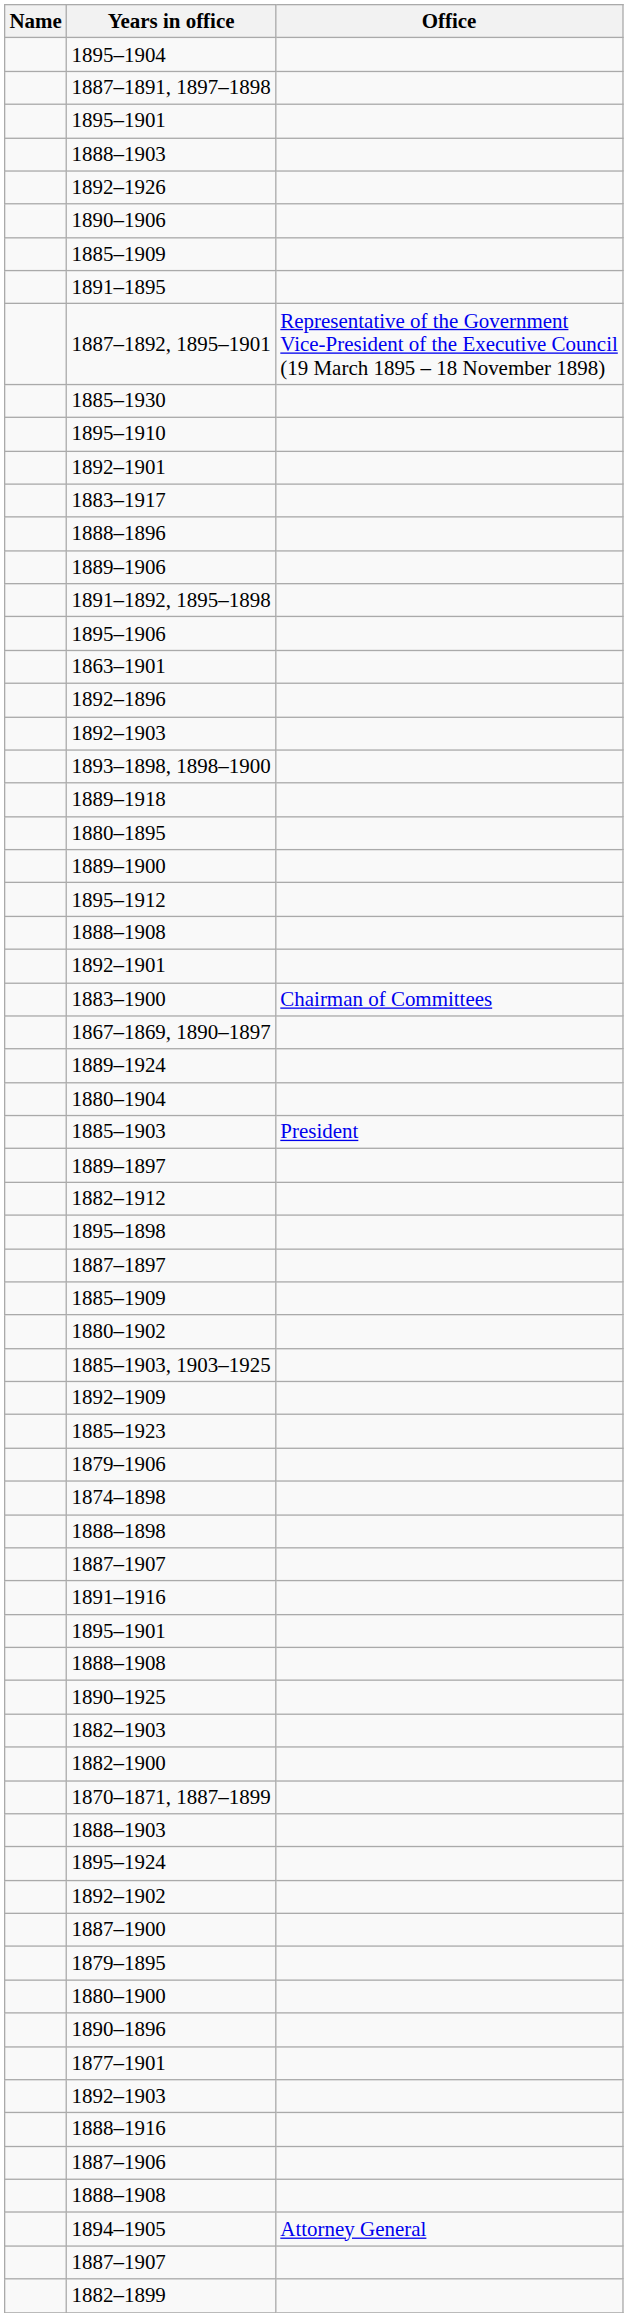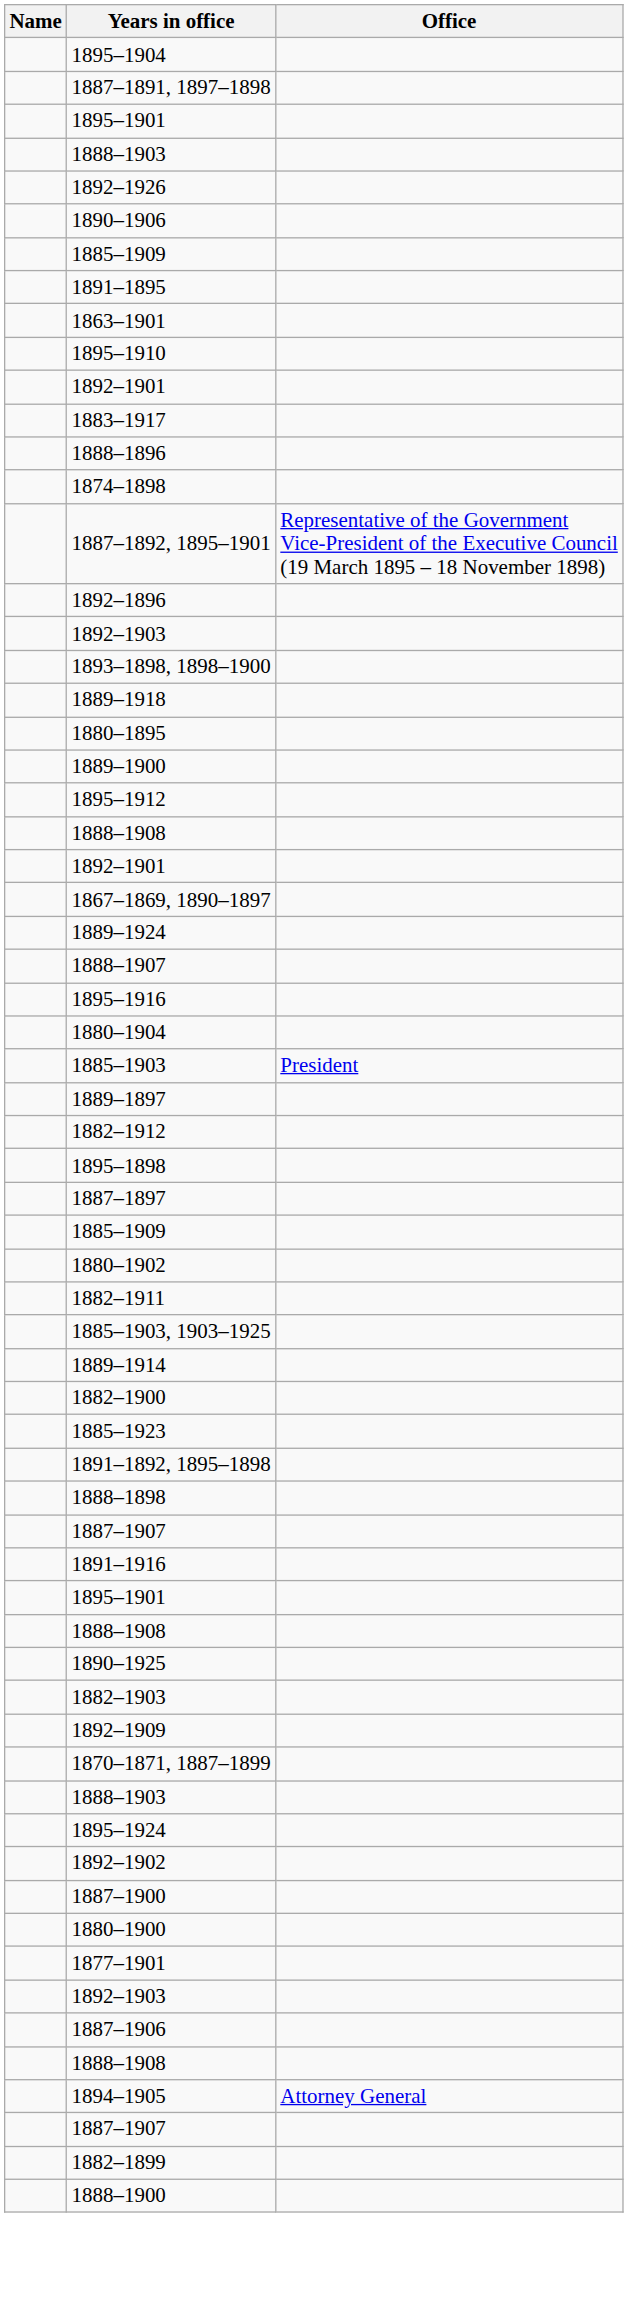rows swapped: (119, 666) <-> (171, 343)
- row: (119, 400)
- row: (119, 566)
rows swapped: (119, 1497) <-> (171, 600)
- row: (119, 633)
- row: (119, 999)
+ row: (119, 965)
+ row: (119, 999)
+ row: (118, 1298)
+ row: (119, 1364)
rows swapped: (119, 1763) <-> (119, 1397)
- row: (119, 1464)
- row: (119, 1963)
- row: (119, 2029)
- row: (119, 2129)
+ row: (119, 2195)
